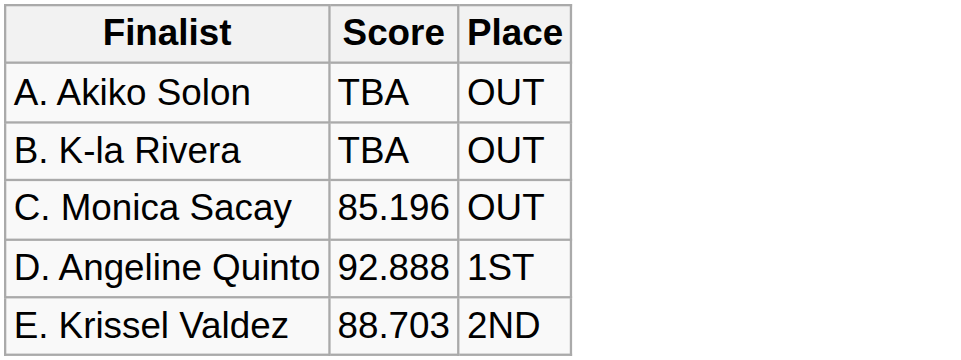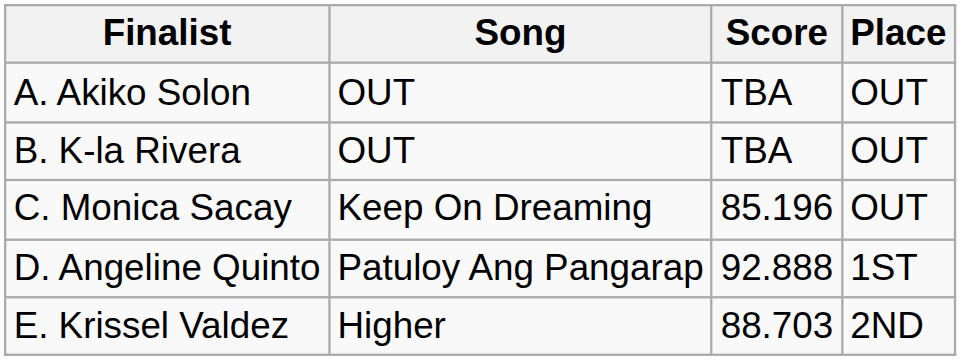+ column: (521, 33)
